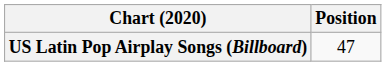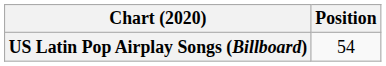(346, 46) 47 -> (346, 46) 54
